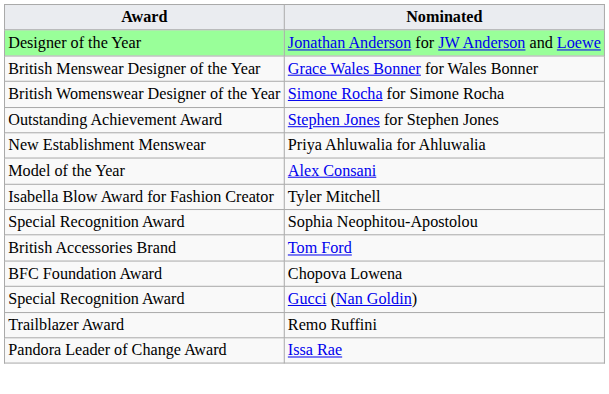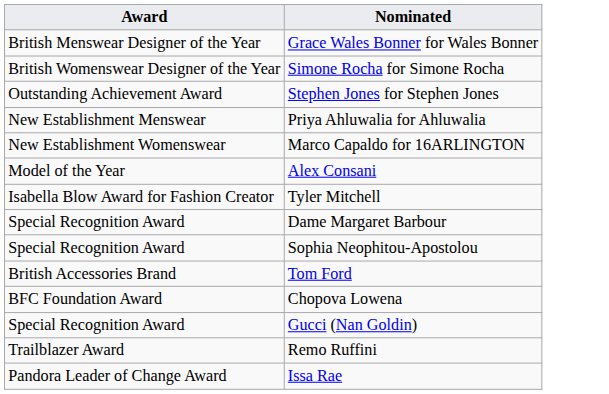- row: (444, 42)
+ row: (406, 145)
+ row: (367, 222)
